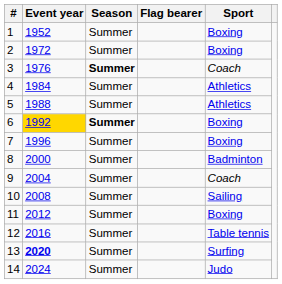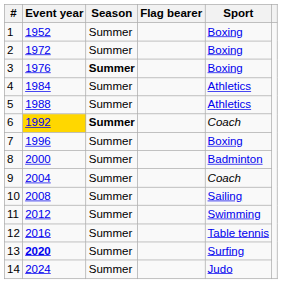(224, 68) Coach -> (225, 68) Boxing
(225, 123) Boxing -> (224, 123) Coach
(225, 214) Boxing -> (234, 214) Swimming
